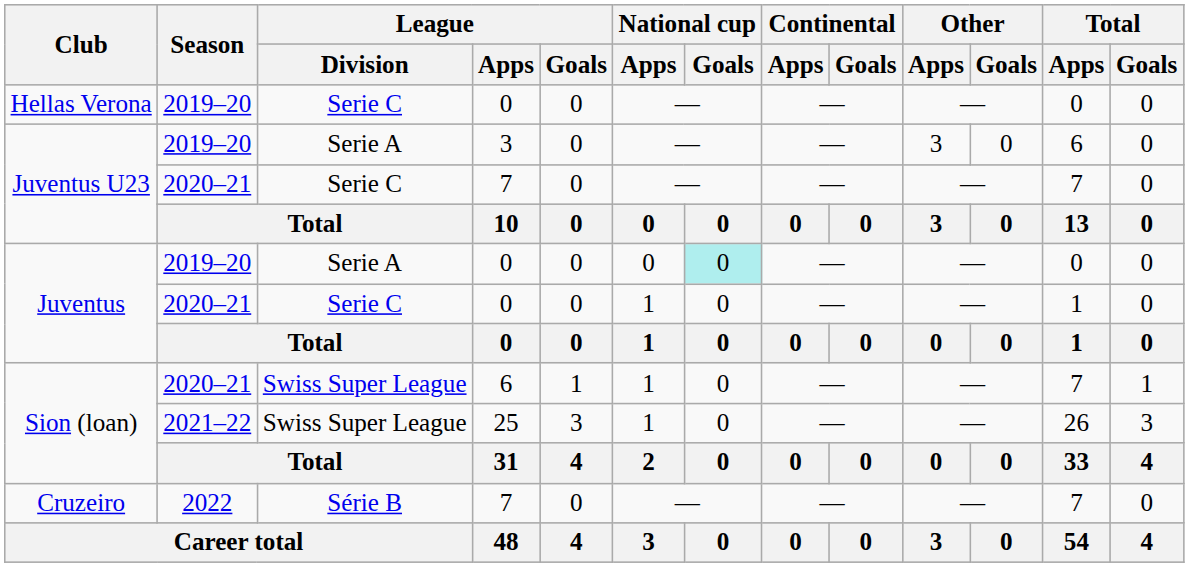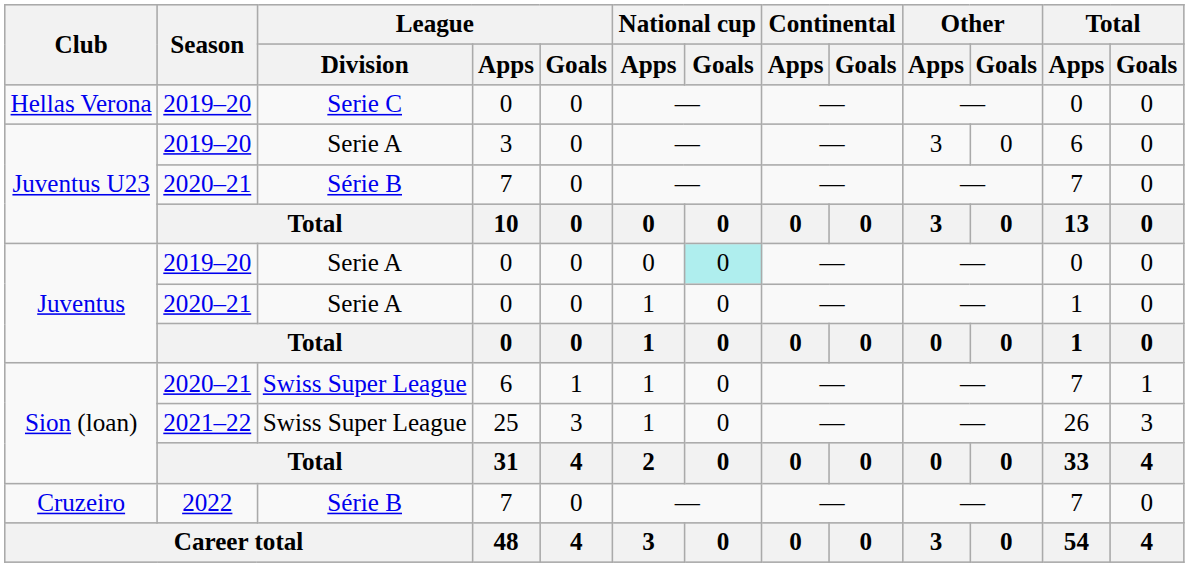(365, 183) Serie C -> (365, 183) Série B
(365, 303) Serie C -> (365, 303) Serie A
